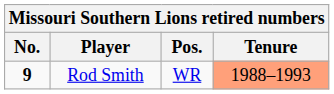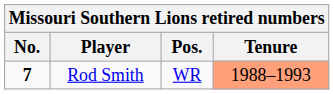(27, 74) 9 -> (27, 74) 7
